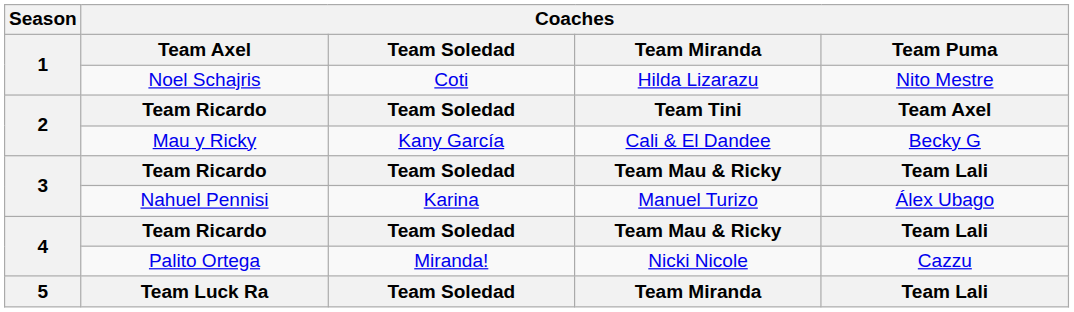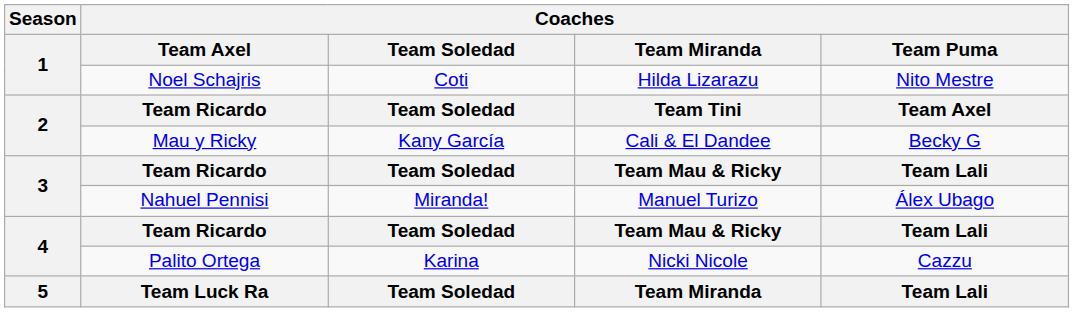(451, 200) Karina -> (451, 200) Miranda!
(451, 261) Miranda! -> (451, 261) Karina
